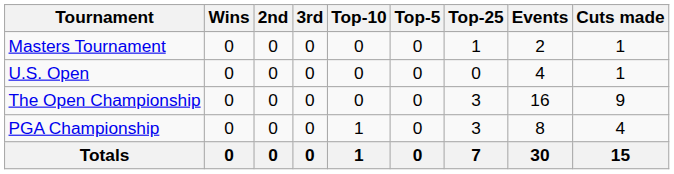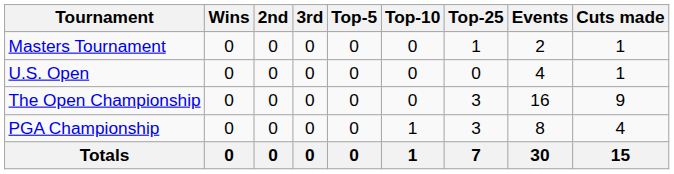columns swapped: (417, 18) <-> (359, 18)
